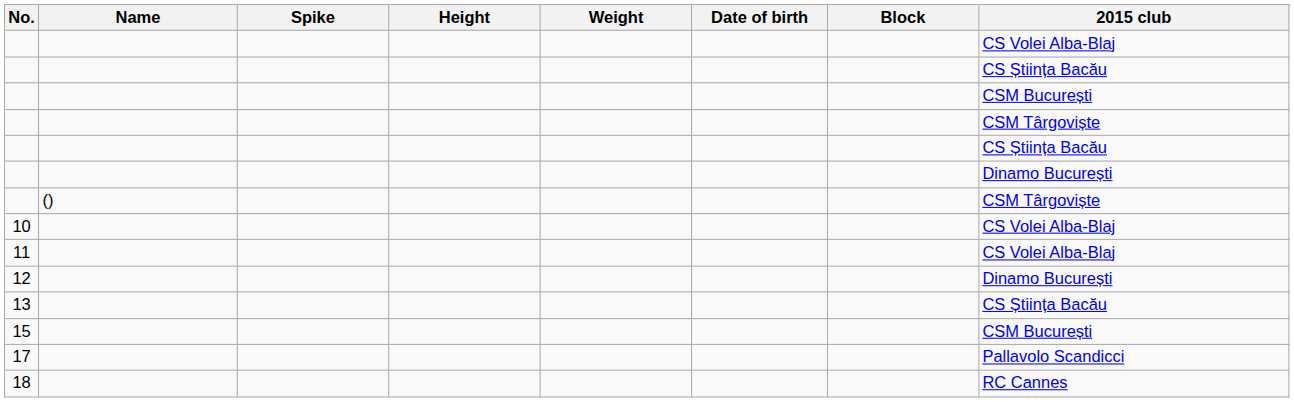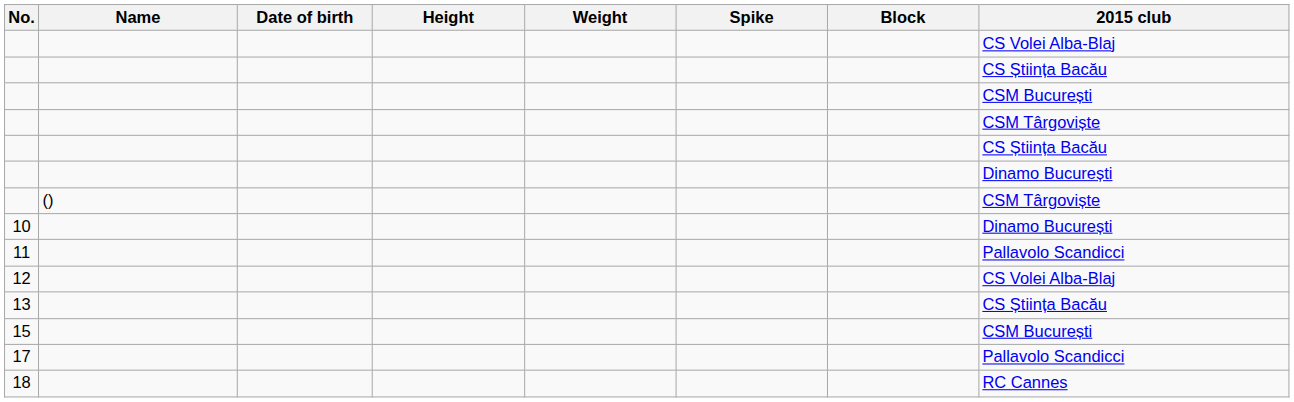columns swapped: (760, 17) <-> (313, 17)
(1049, 226) CS Volei Alba-Blaj -> (1047, 226) Dinamo București
(1049, 252) CS Volei Alba-Blaj -> (1053, 252) Pallavolo Scandicci
(1047, 278) Dinamo București -> (1049, 278) CS Volei Alba-Blaj
